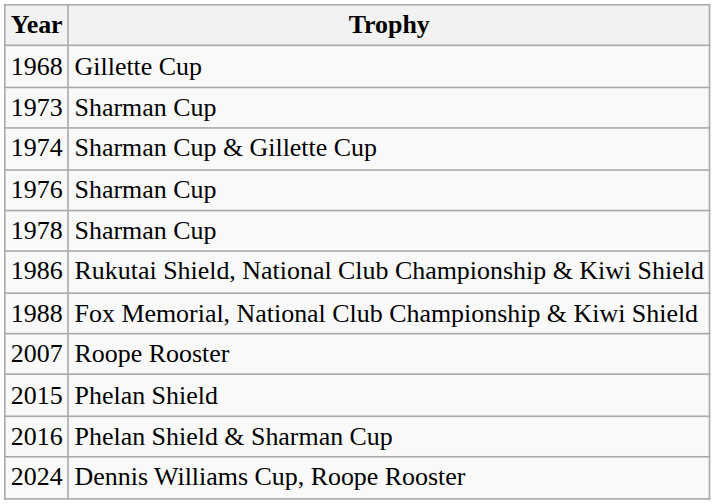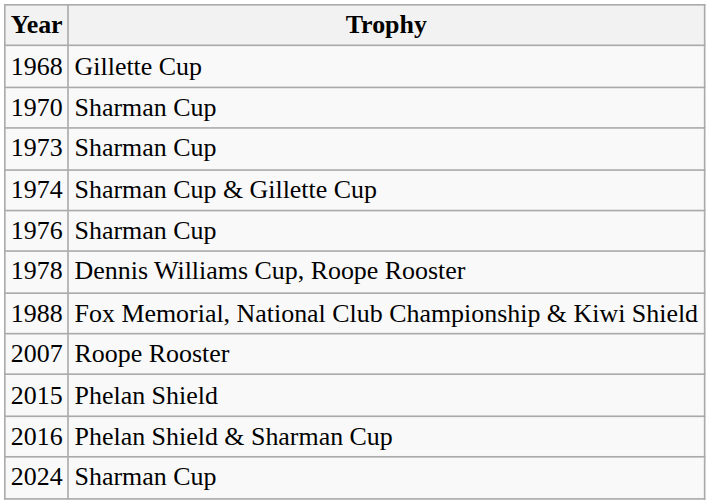+ row: (37, 107)
(145, 230) Sharman Cup -> (270, 271) Dennis Williams Cup, Roope Rooster
- row: (37, 271)
(270, 477) Dennis Williams Cup, Roope Rooster -> (145, 477) Sharman Cup
